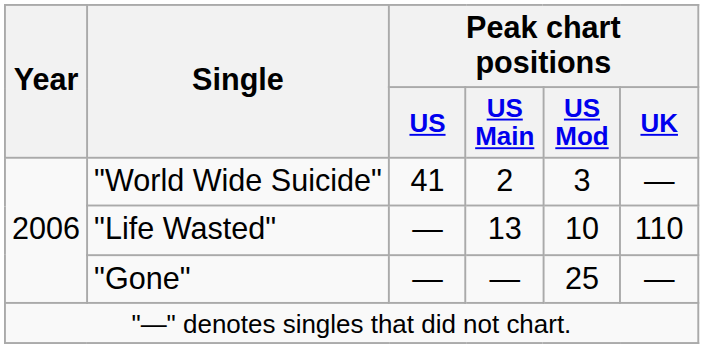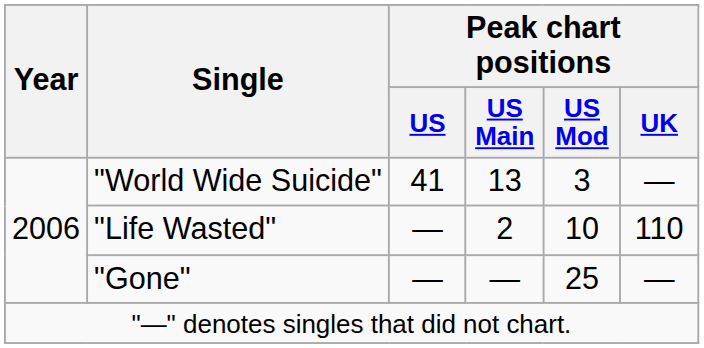(505, 181) 2 -> (505, 181) 13
(505, 229) 13 -> (505, 229) 2
